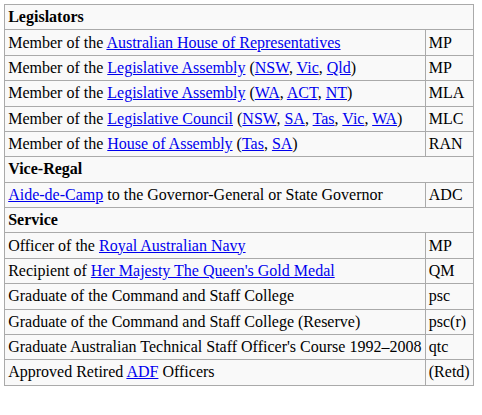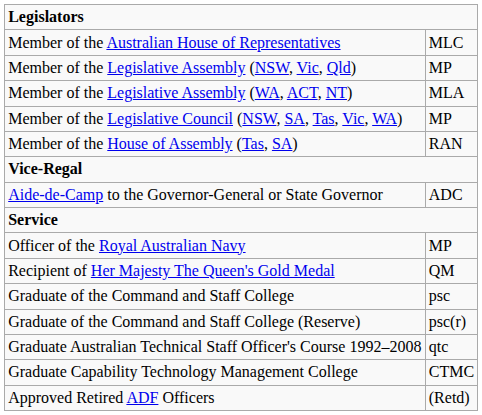(440, 42) MP -> (446, 42) MLC
(446, 118) MLC -> (440, 118) MP
+ row: (183, 372)
